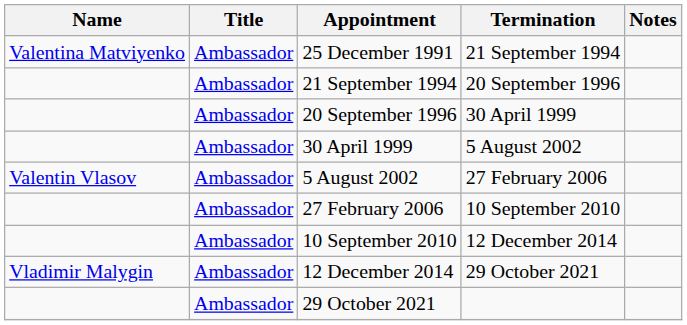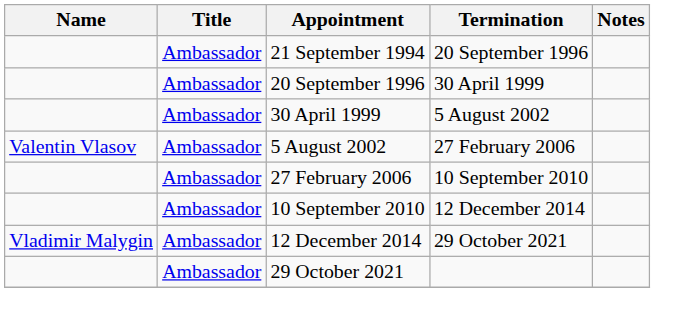- row: (378, 51)
